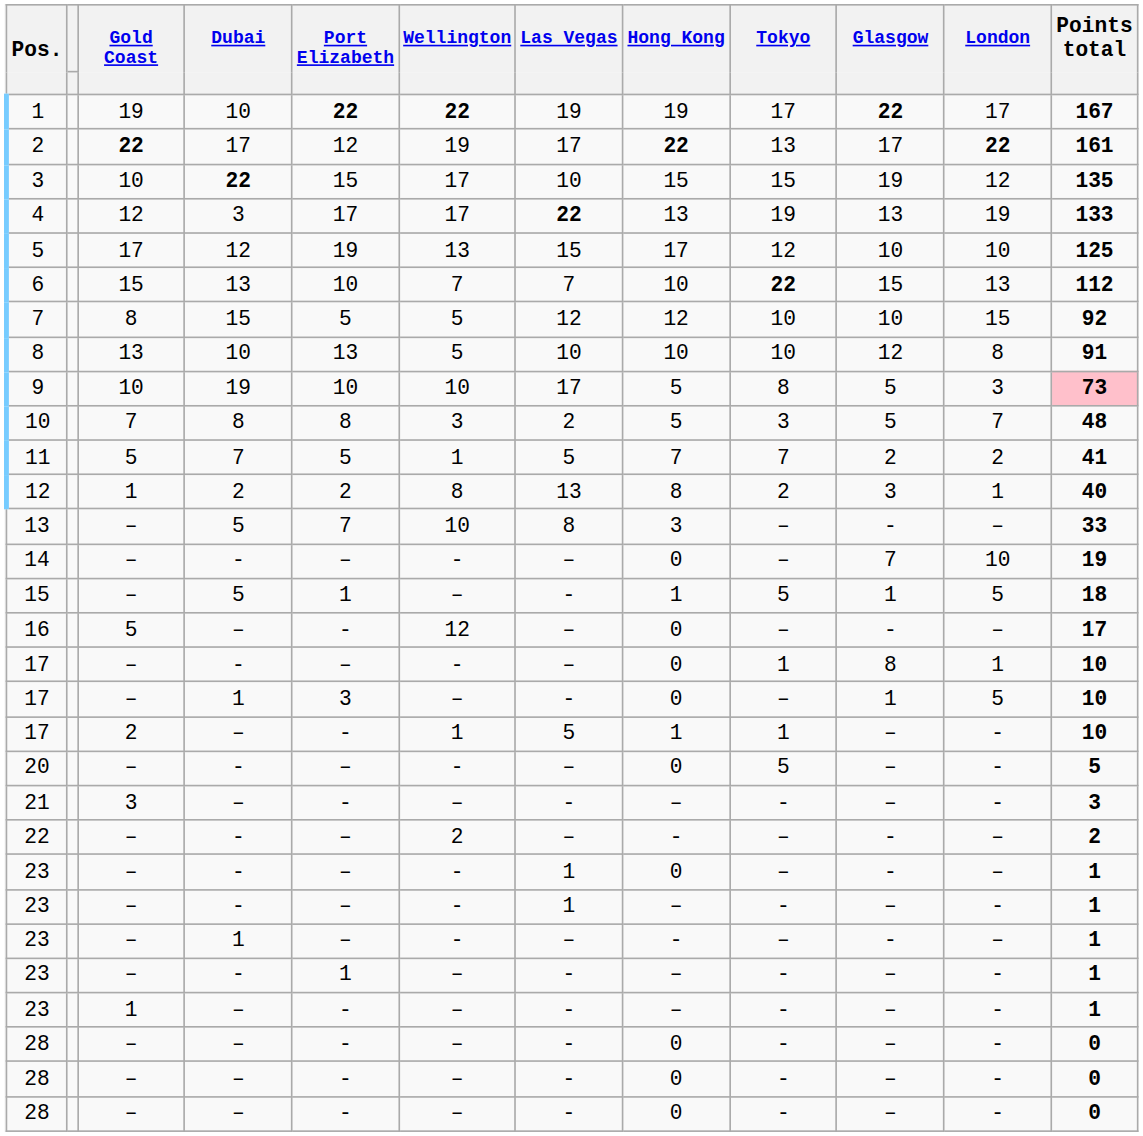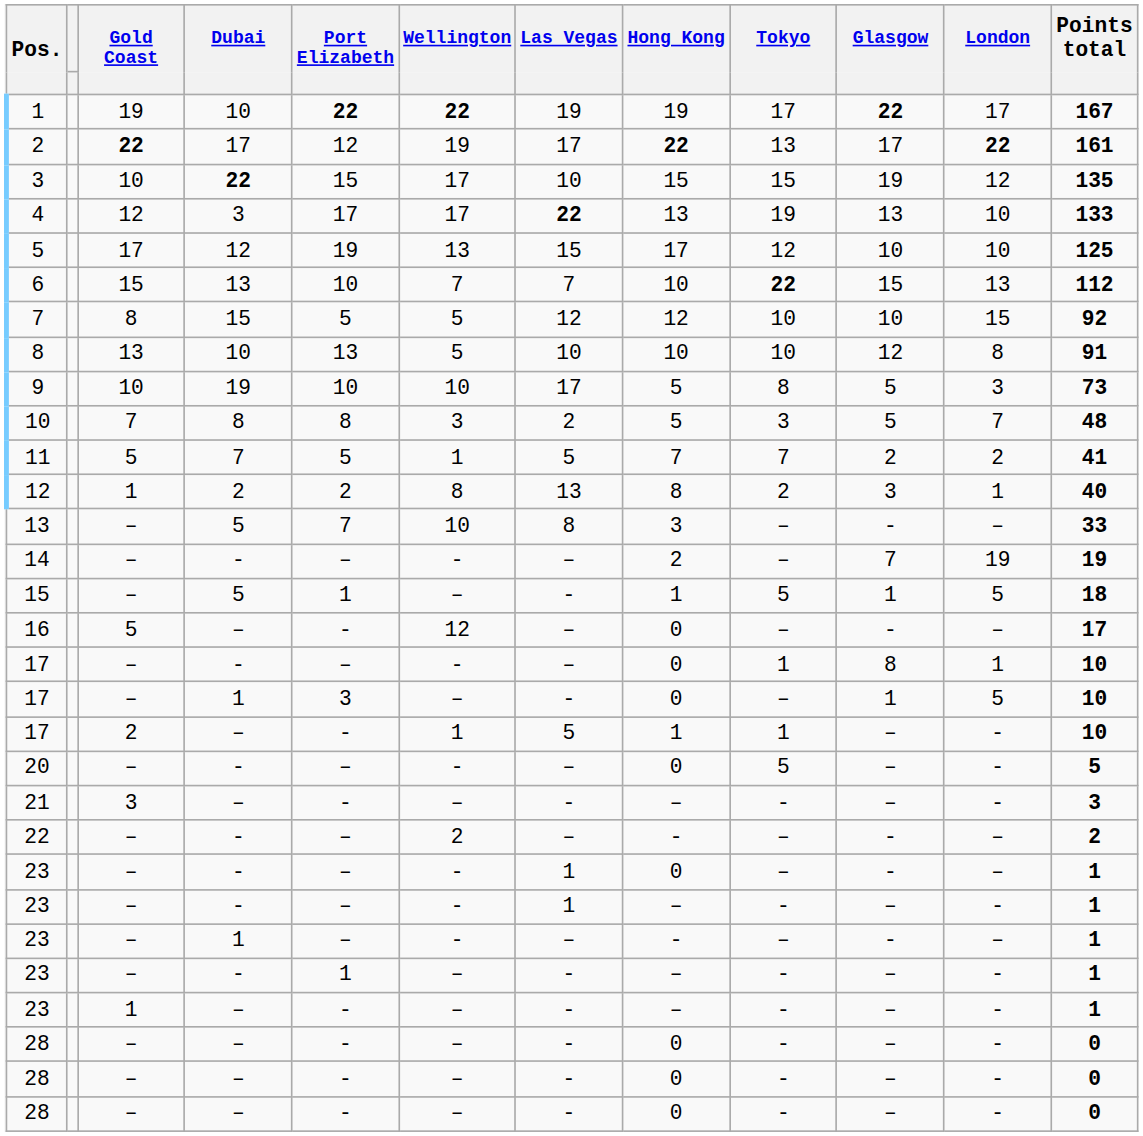(998, 216) 19 -> (998, 216) 10
(1094, 388) pink background -> (1094, 388) no background
(676, 561) 0 -> (676, 561) 2
(998, 561) 10 -> (998, 561) 19
